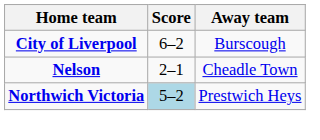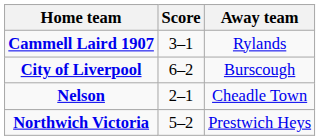+ row: (81, 43)
(171, 95) lightblue background -> (181, 122) no background
